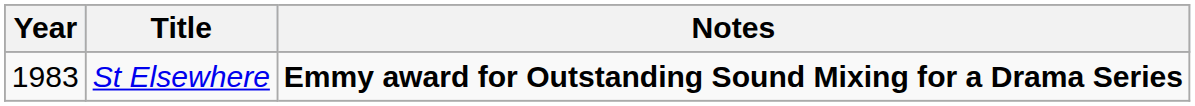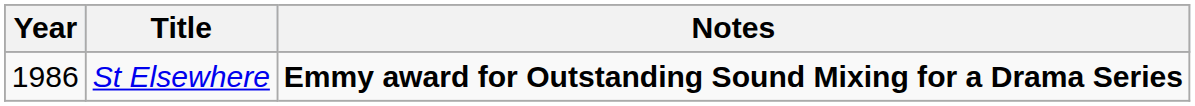(45, 76) 1983 -> (45, 76) 1986
